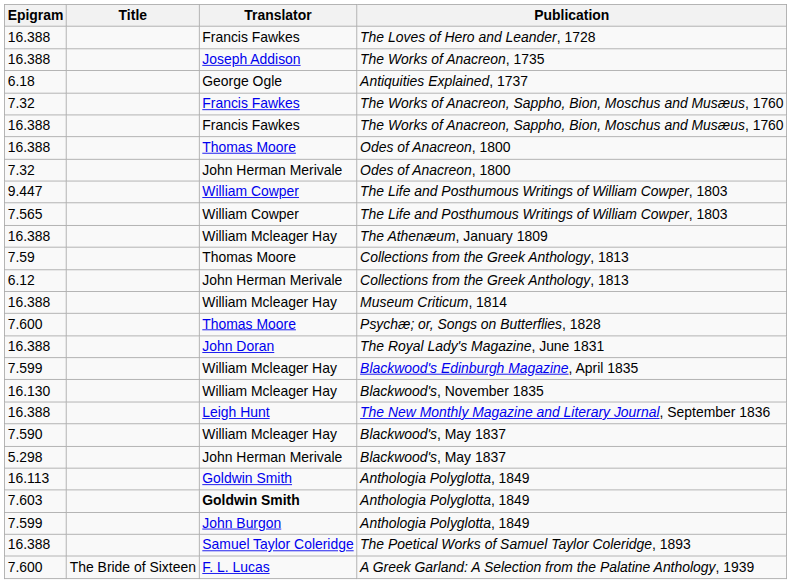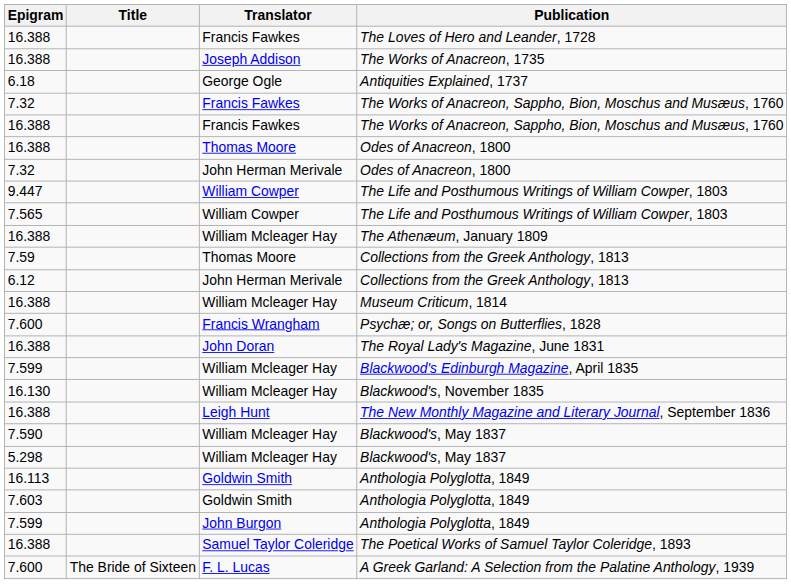(249, 324) Thomas Moore -> (261, 324) Francis Wrangham
(272, 457) John Herman Merivale -> (270, 457) William Mcleager Hay
(251, 501) bold -> (247, 501) normal
